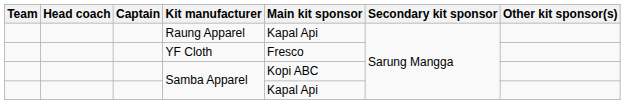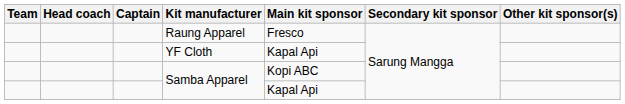(292, 33) Kapal Api -> (285, 33) Fresco
(285, 52) Fresco -> (292, 52) Kapal Api
